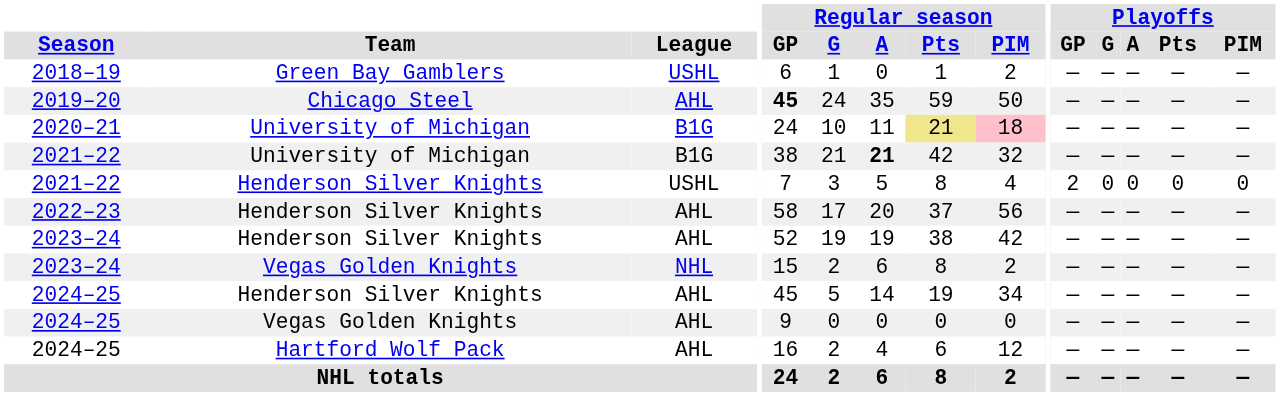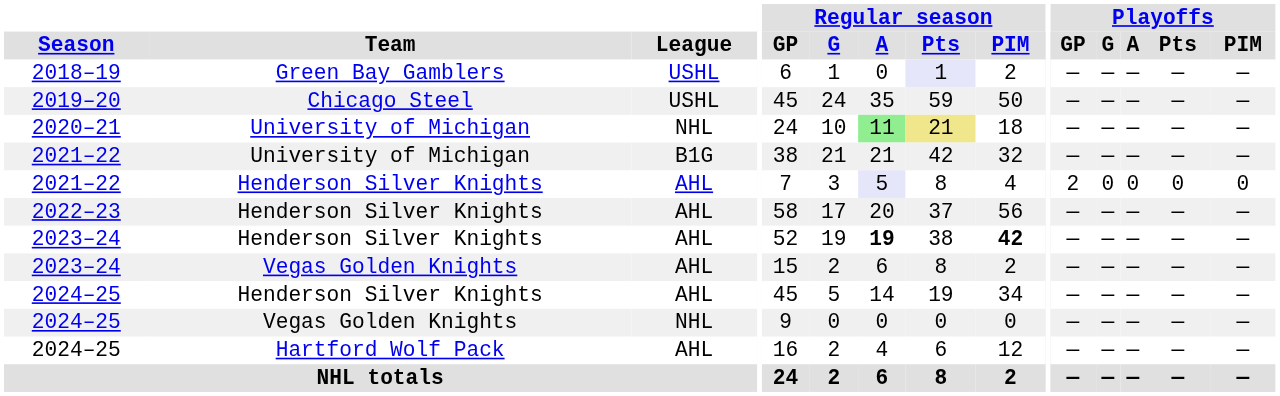(941, 73) no background -> (941, 73) lavender background
(694, 101) AHL -> (694, 101) USHL
(786, 101) bold -> (786, 101) normal
(694, 129) B1G -> (694, 129) NHL
(882, 129) no background -> (882, 129) lightgreen background
(1010, 129) pink background -> (1010, 129) no background
(882, 156) bold -> (882, 156) normal
(694, 184) USHL -> (694, 184) AHL
(882, 184) no background -> (882, 184) lavender background
(882, 240) normal -> (882, 240) bold
(1010, 240) normal -> (1010, 240) bold
(694, 267) NHL -> (694, 267) AHL
(694, 323) AHL -> (694, 323) NHL
